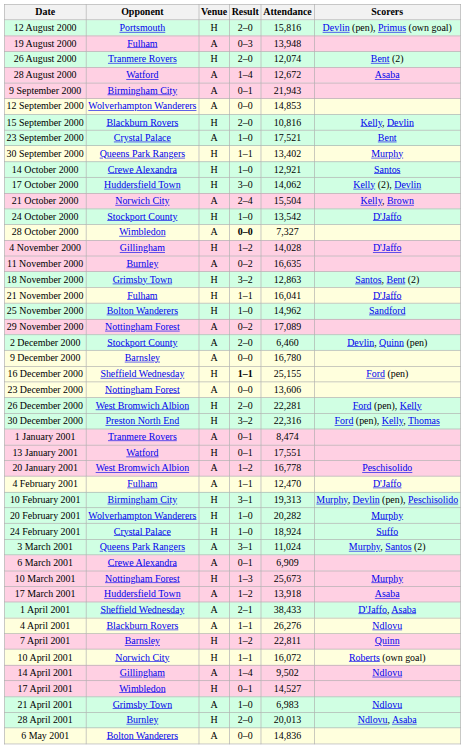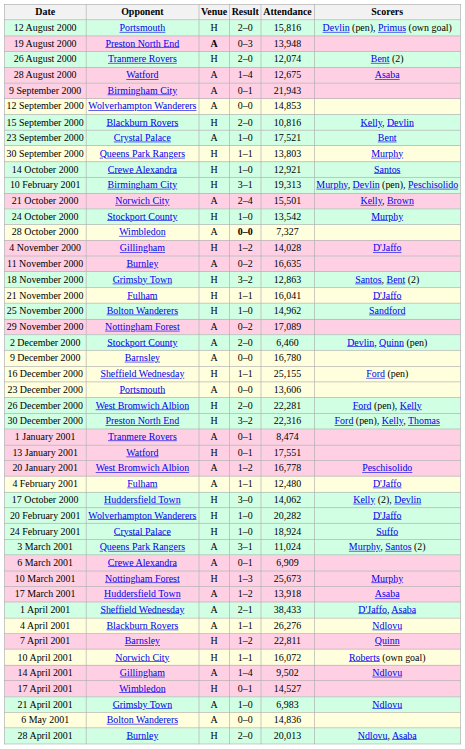(142, 43) Fulham -> (142, 43) Preston North End
(214, 43) normal -> (214, 43) bold
(288, 75) 12,672 -> (288, 75) 12,675
(288, 153) 13,402 -> (288, 153) 13,803
rows swapped: (45, 185) <-> (45, 500)
(288, 201) 15,504 -> (288, 201) 15,501
(387, 216) D'Jaffo -> (387, 216) Murphy
(245, 374) bold -> (245, 374) normal
(142, 389) Nottingham Forest -> (142, 389) Portsmouth
(288, 484) 12,470 -> (288, 484) 12,480
(387, 515) Murphy -> (387, 515) D'Jaffo
rows swapped: (45, 720) <-> (45, 736)
